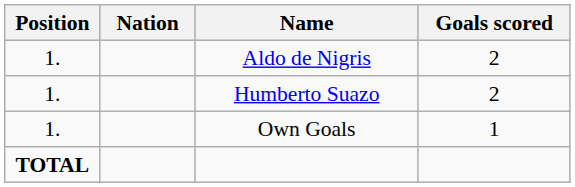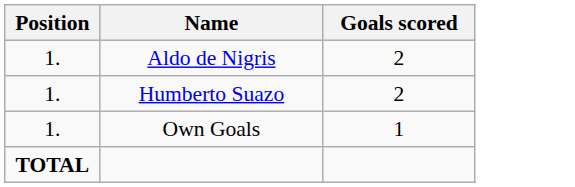- column: (148, 22)
